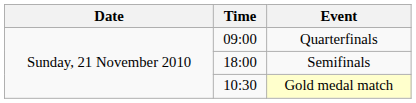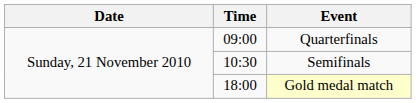(240, 62) 18:00 -> (240, 62) 10:30
(240, 86) 10:30 -> (240, 86) 18:00
